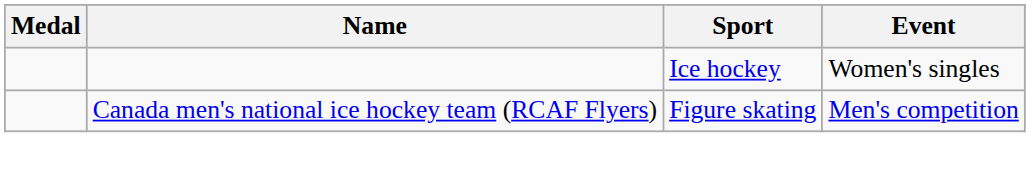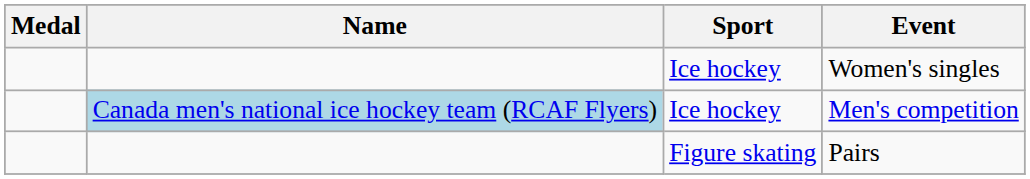(375, 110) no background -> (375, 110) lightblue background
(743, 110) Figure skating -> (725, 110) Ice hockey
+ row: (854, 152)
